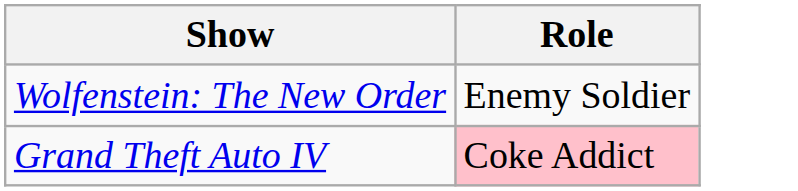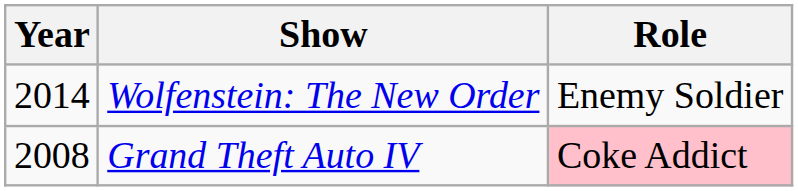+ column: (52, 34)
